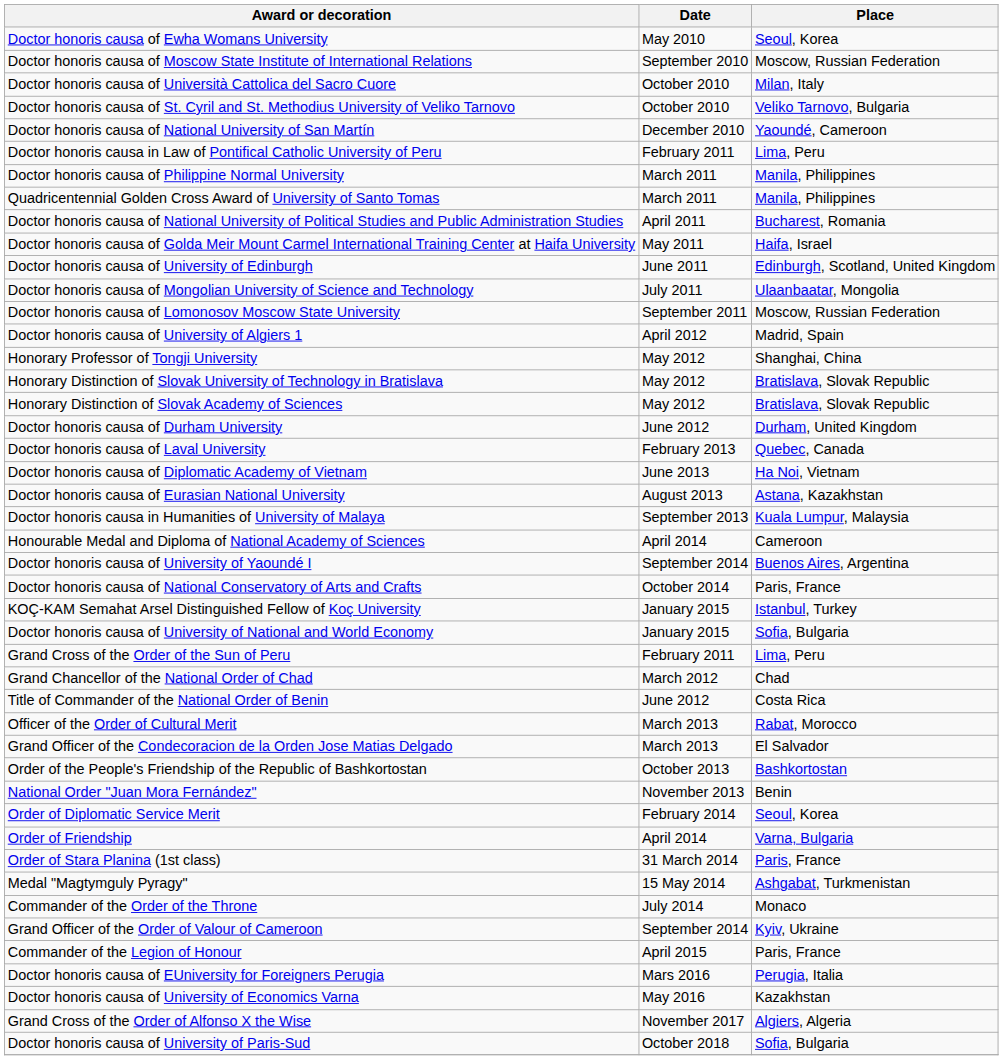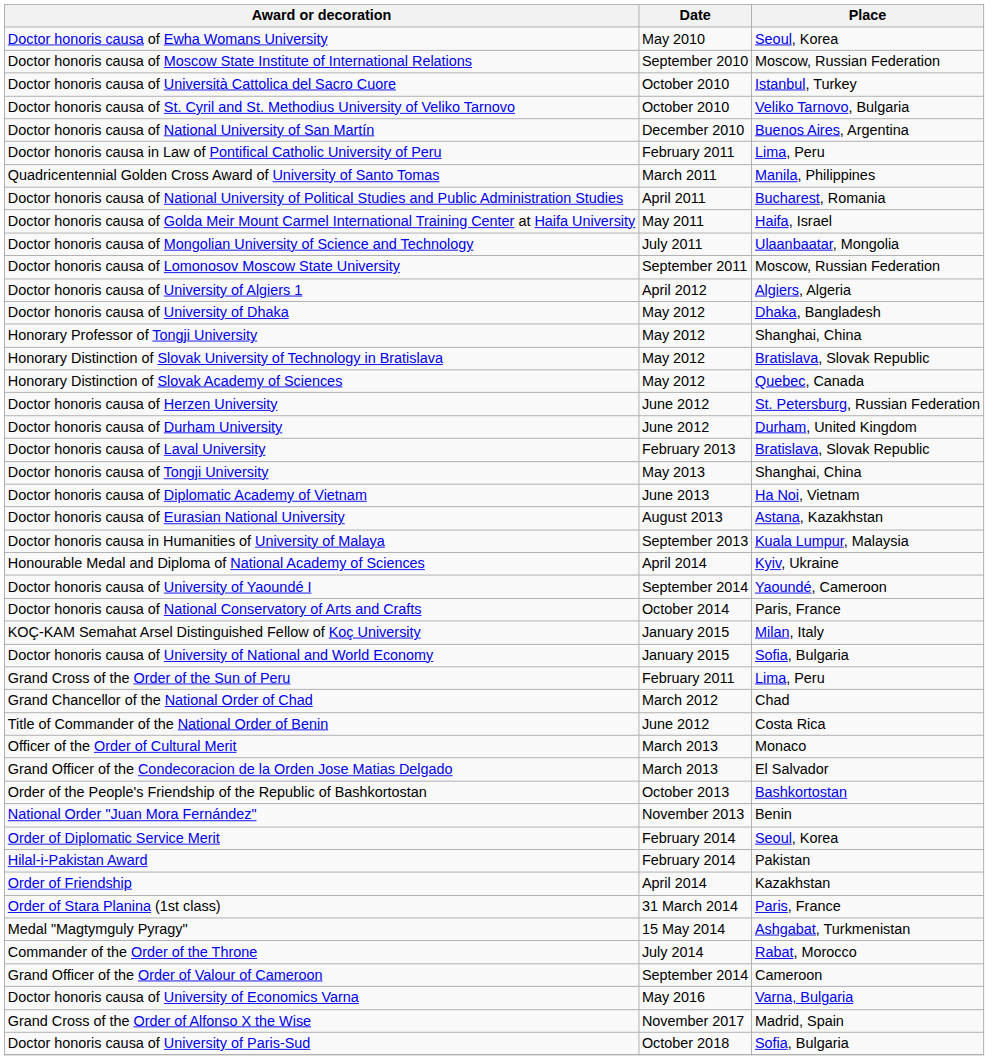(789, 84) Milan, Italy -> (806, 84) Istanbul, Turkey
(821, 130) Yaoundé, Cameroon -> (832, 130) Buenos Aires, Argentina
- row: (176, 175)
- row: (160, 267)
(799, 335) Madrid, Spain -> (803, 289) Algiers, Algeria
+ row: (148, 312)
(842, 404) Bratislava, Slovak Republic -> (809, 381) Quebec, Canada
+ row: (143, 404)
(809, 449) Quebec, Canada -> (842, 449) Bratislava, Slovak Republic
+ row: (138, 472)
(789, 541) Cameroon -> (797, 564) Kyiv, Ukraine
(832, 564) Buenos Aires, Argentina -> (821, 586) Yaoundé, Cameroon
(806, 609) Istanbul, Turkey -> (789, 632) Milan, Italy
(806, 723) Rabat, Morocco -> (781, 746) Monaco
+ row: (78, 860)
(804, 838) Varna, Bulgaria -> (793, 883) Kazakhstan
(781, 906) Monaco -> (806, 952) Rabat, Morocco
(797, 929) Kyiv, Ukraine -> (789, 975) Cameroon
- row: (125, 952)
- row: (196, 975)
(793, 997) Kazakhstan -> (804, 997) Varna, Bulgaria
(803, 1020) Algiers, Algeria -> (799, 1020) Madrid, Spain
